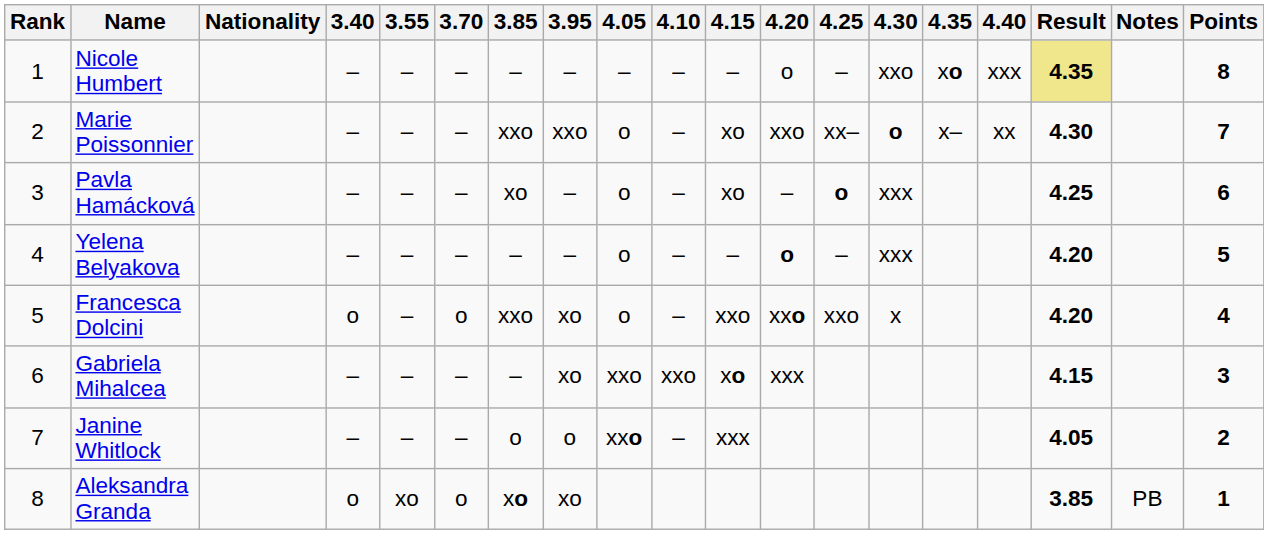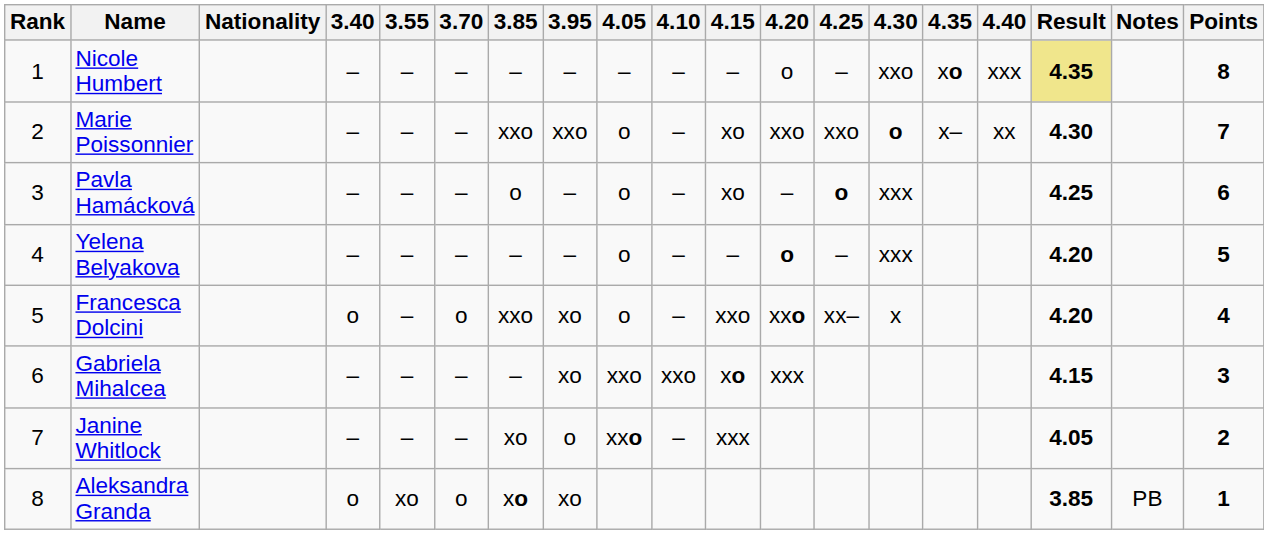(841, 132) xx– -> (841, 132) xxo
(516, 193) xo -> (516, 193) o
(841, 315) xxo -> (841, 315) xx–
(516, 437) o -> (516, 437) xo
